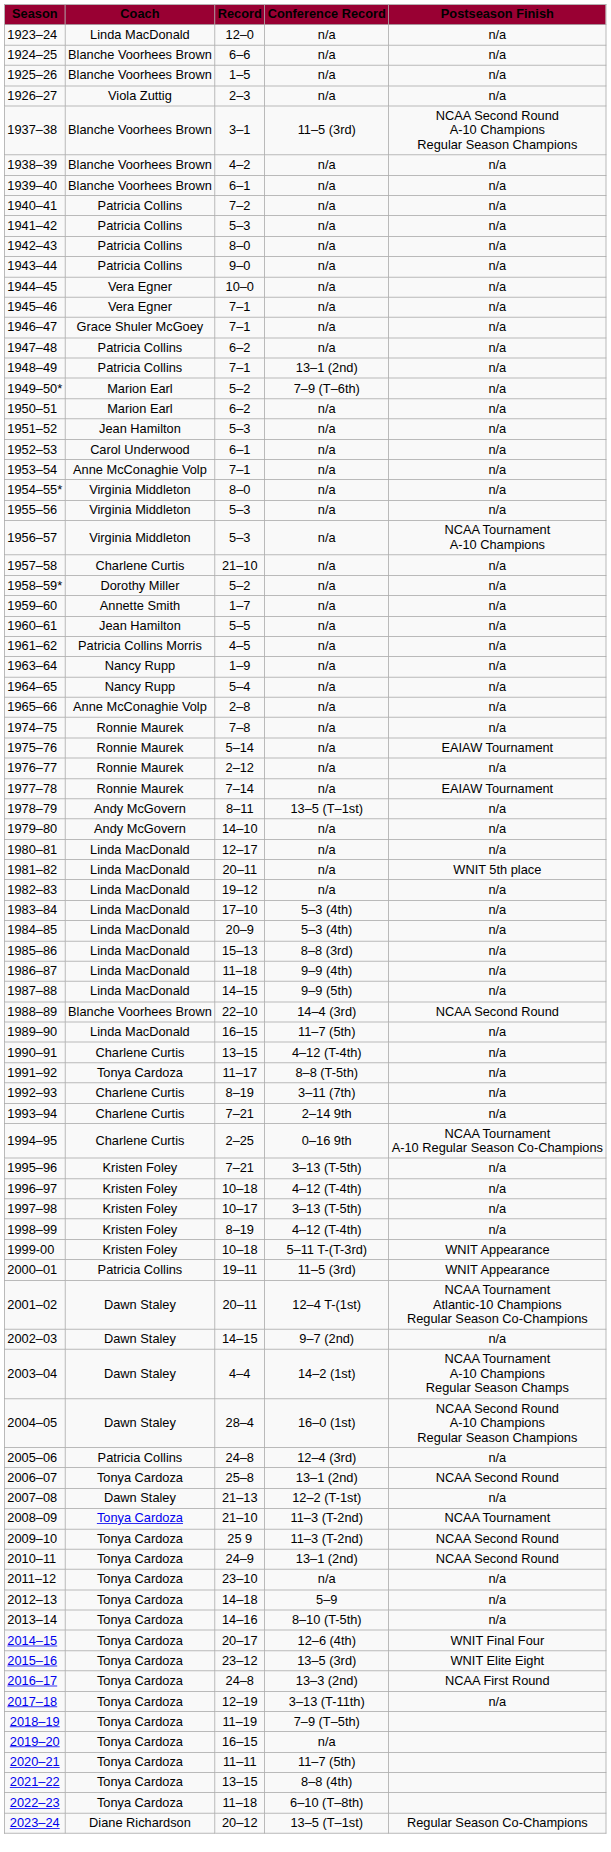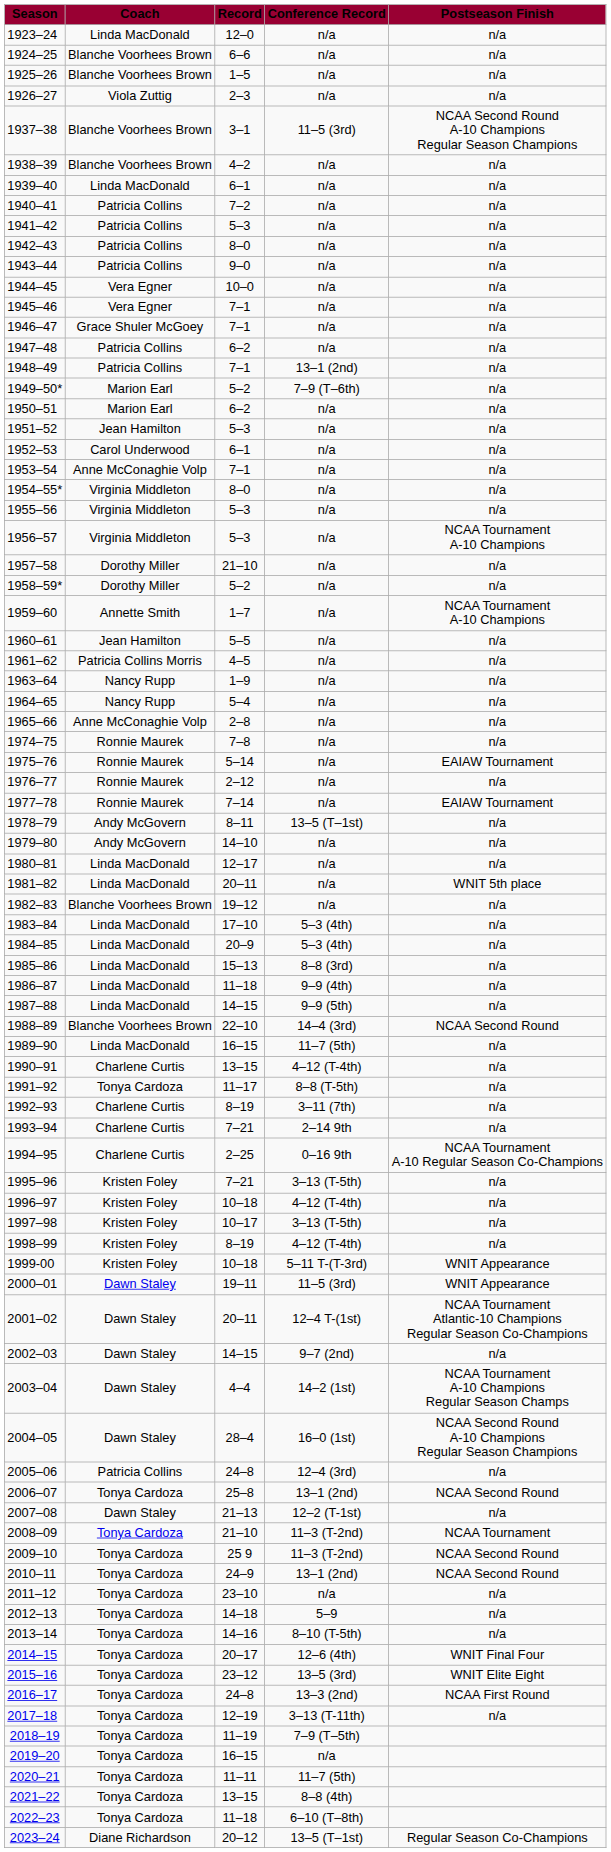(140, 185) Blanche Voorhees Brown -> (140, 185) Linda MacDonald
(140, 565) Charlene Curtis -> (140, 565) Dorothy Miller
(497, 605) n/a -> (497, 613) NCAA Tournament A-10 Champions
(140, 890) Linda MacDonald -> (140, 904) Blanche Voorhees Brown
(140, 1269) Patricia Collins -> (140, 1284) Dawn Staley
